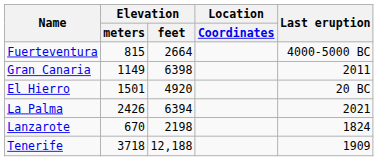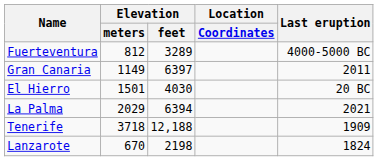(135, 52) 815 -> (135, 52) 812
(178, 52) 2664 -> (178, 52) 3289
(178, 70) 6398 -> (178, 70) 6397
(178, 89) 4920 -> (178, 89) 4030
(131, 108) 2426 -> (131, 108) 2029
rows swapped: (39, 127) <-> (35, 146)
